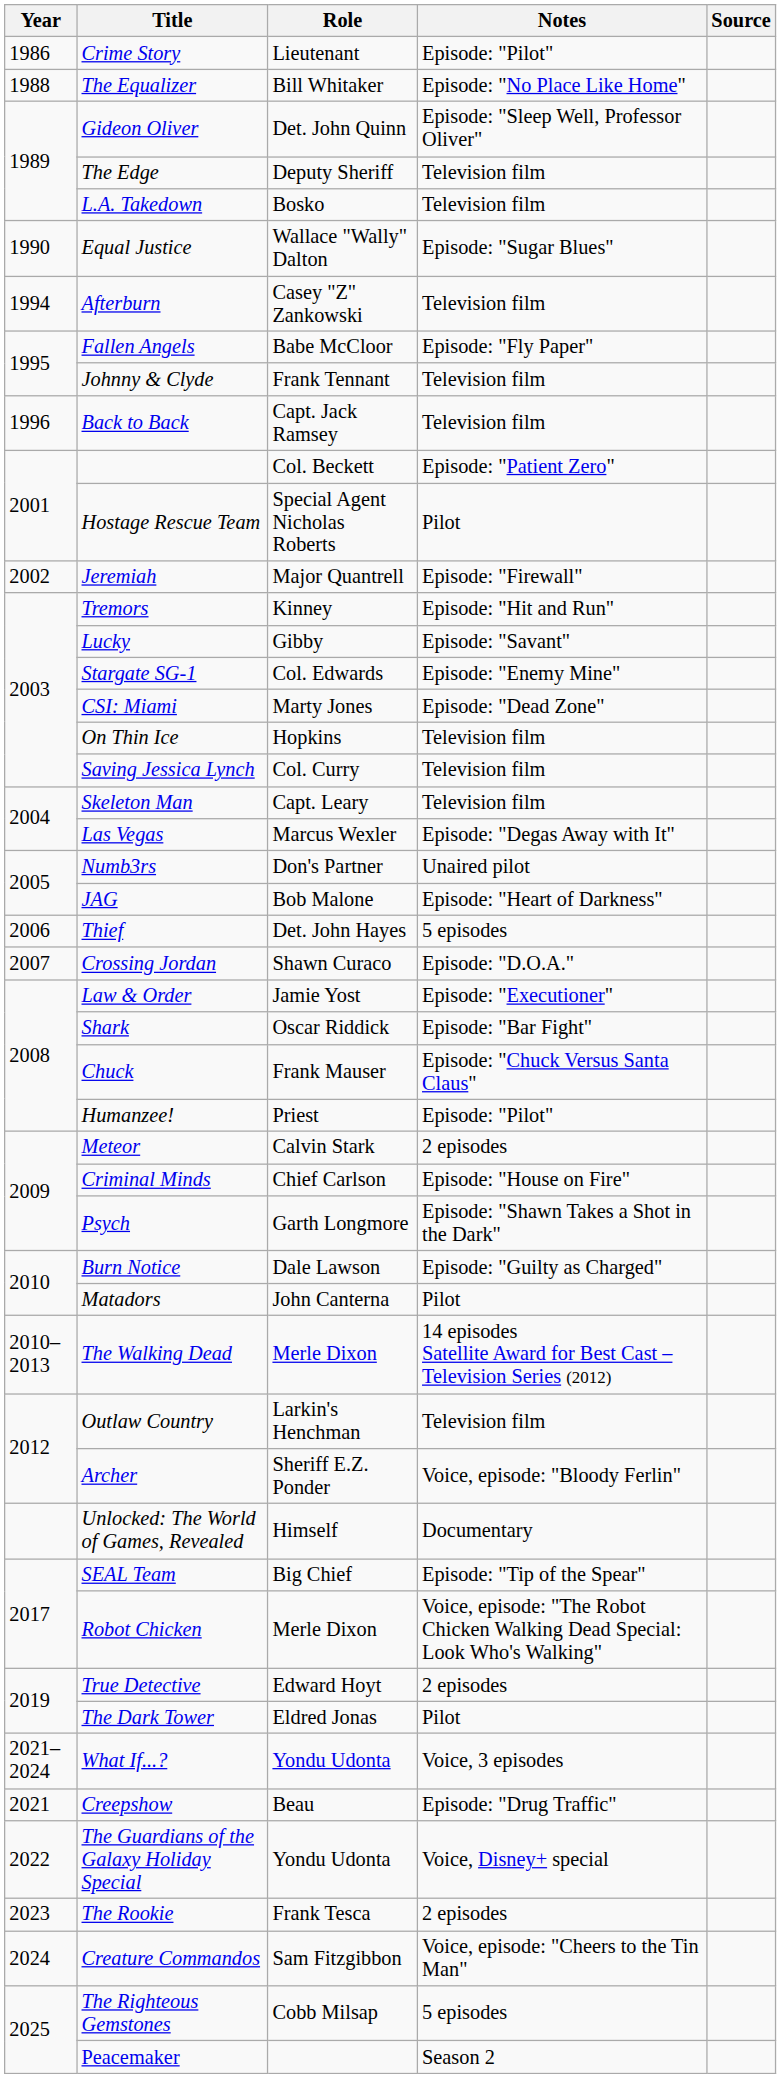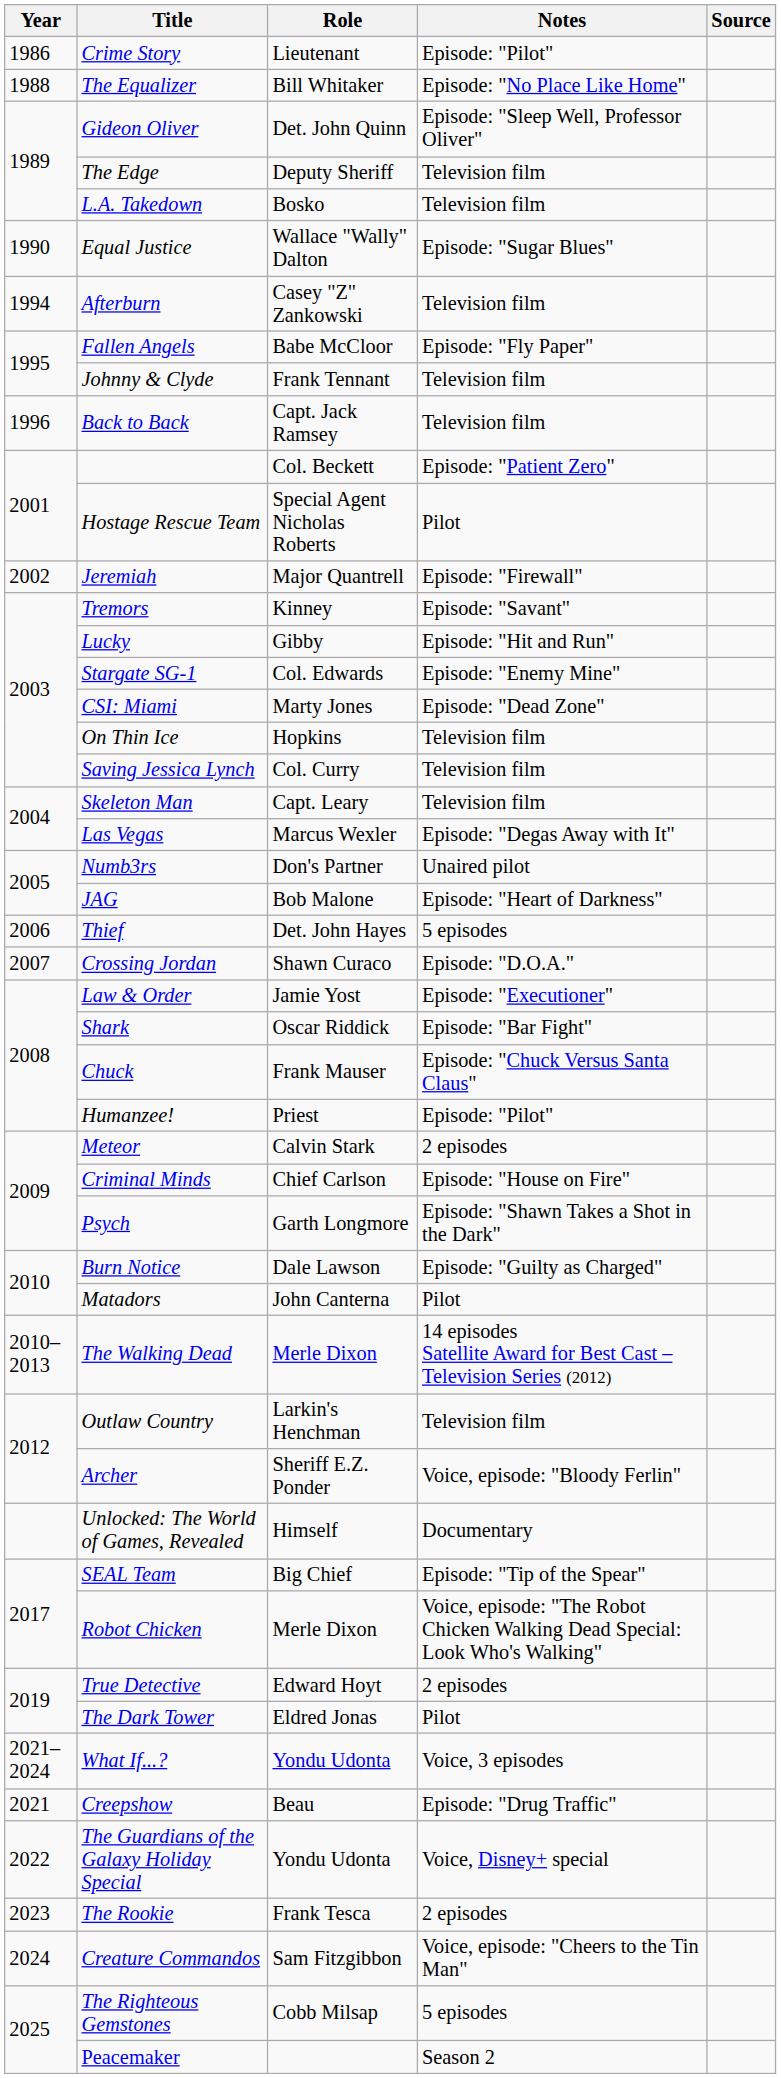(518, 608) Episode: "Hit and Run" -> (496, 608) Episode: "Savant"
(496, 641) Episode: "Savant" -> (518, 641) Episode: "Hit and Run"
